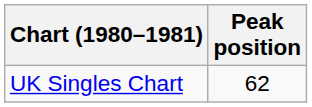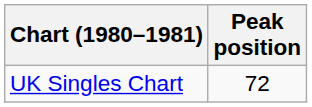(257, 83) 62 -> (257, 83) 72
